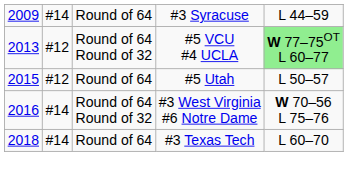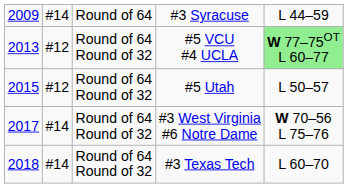(114, 79) Round of 64 -> (114, 87) Round of 64 Round of 32
(23, 110) 2016 -> (23, 126) 2017
(114, 140) Round of 64 -> (114, 164) Round of 64 Round of 32
